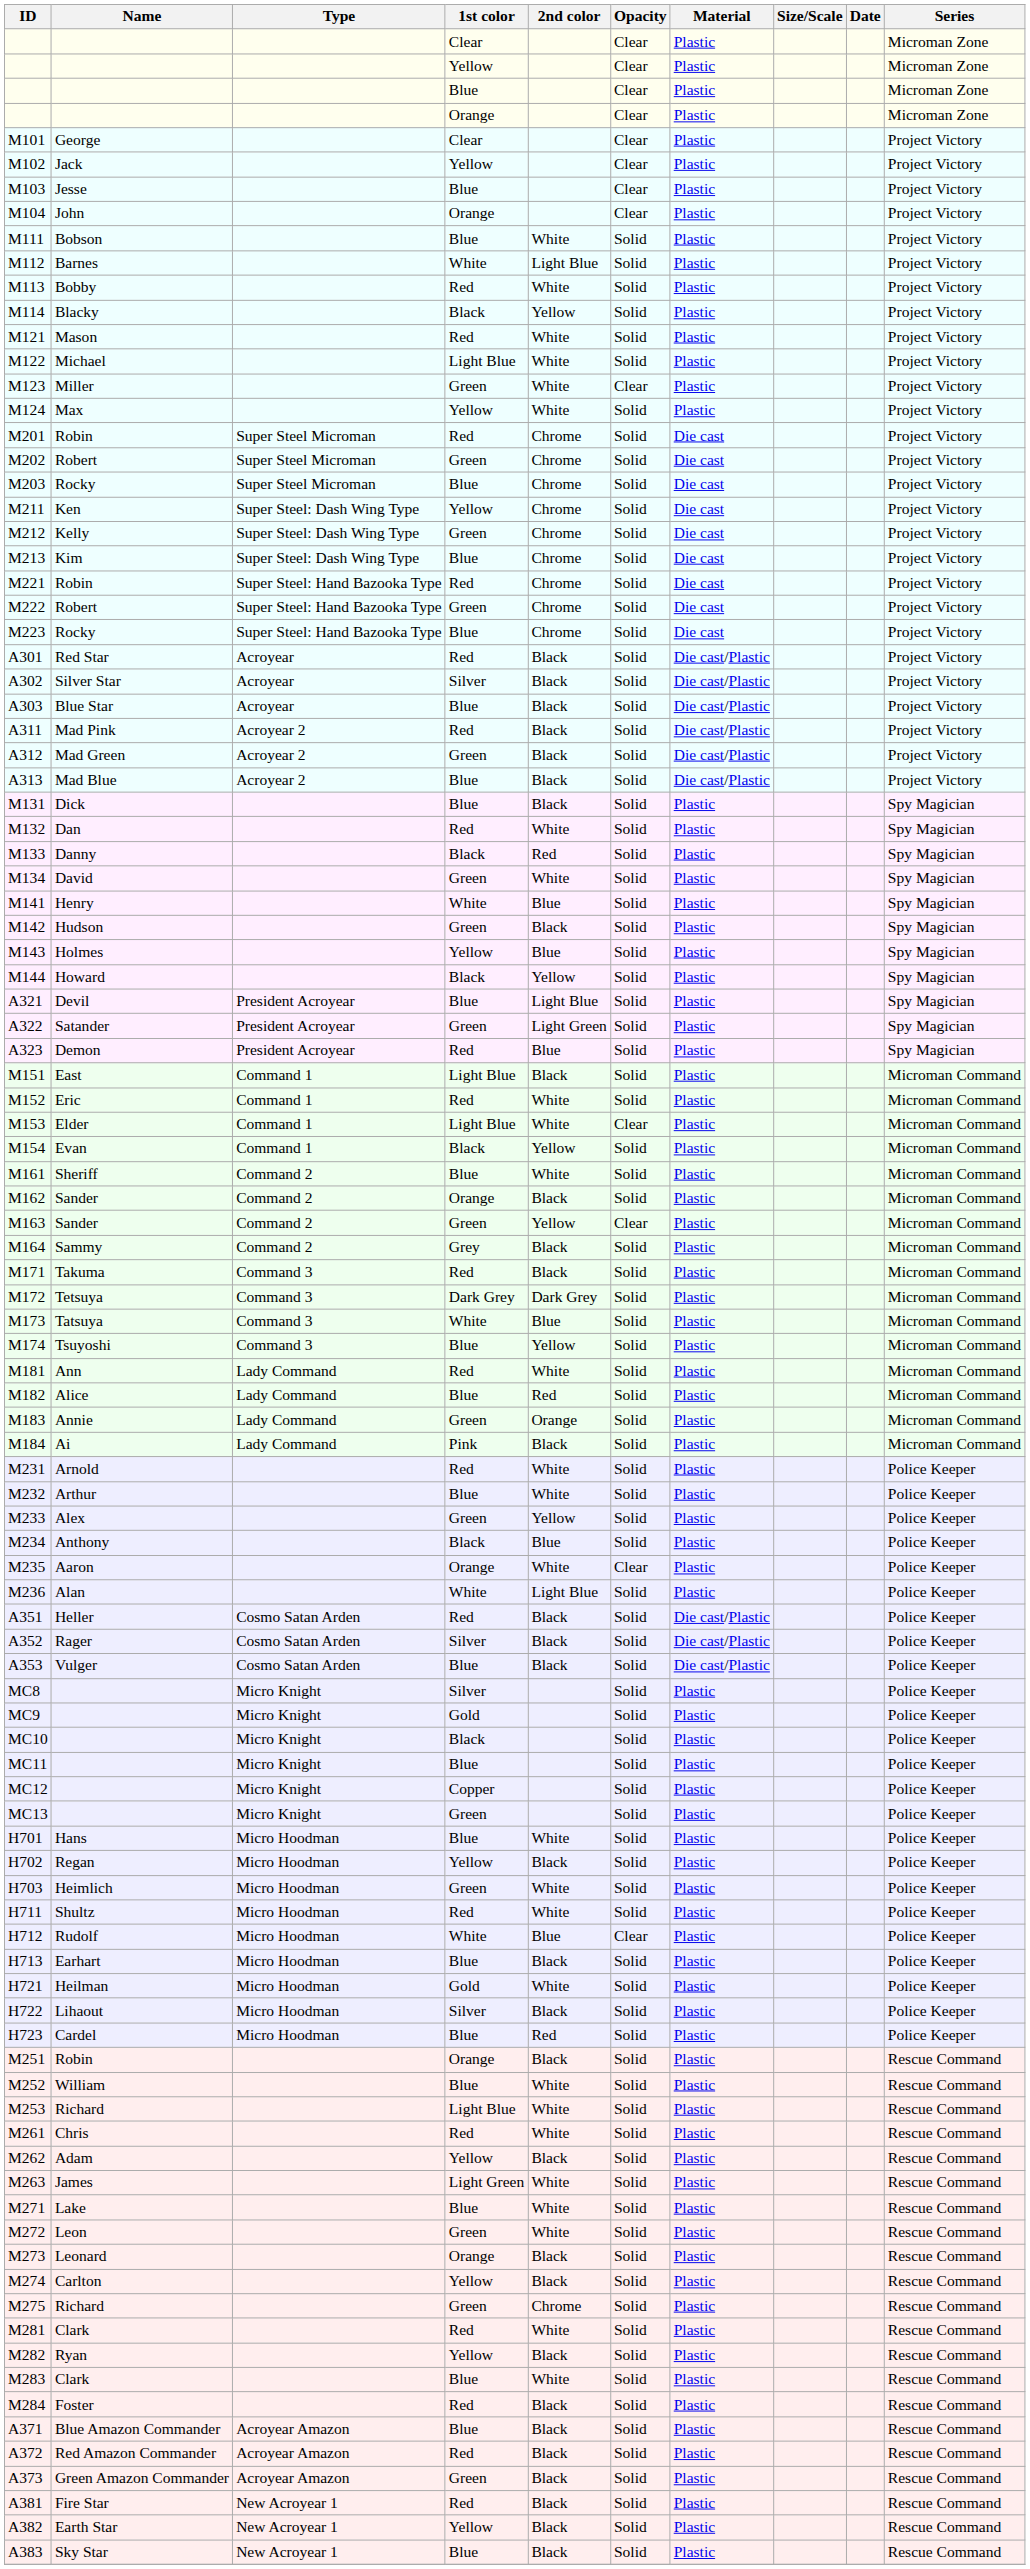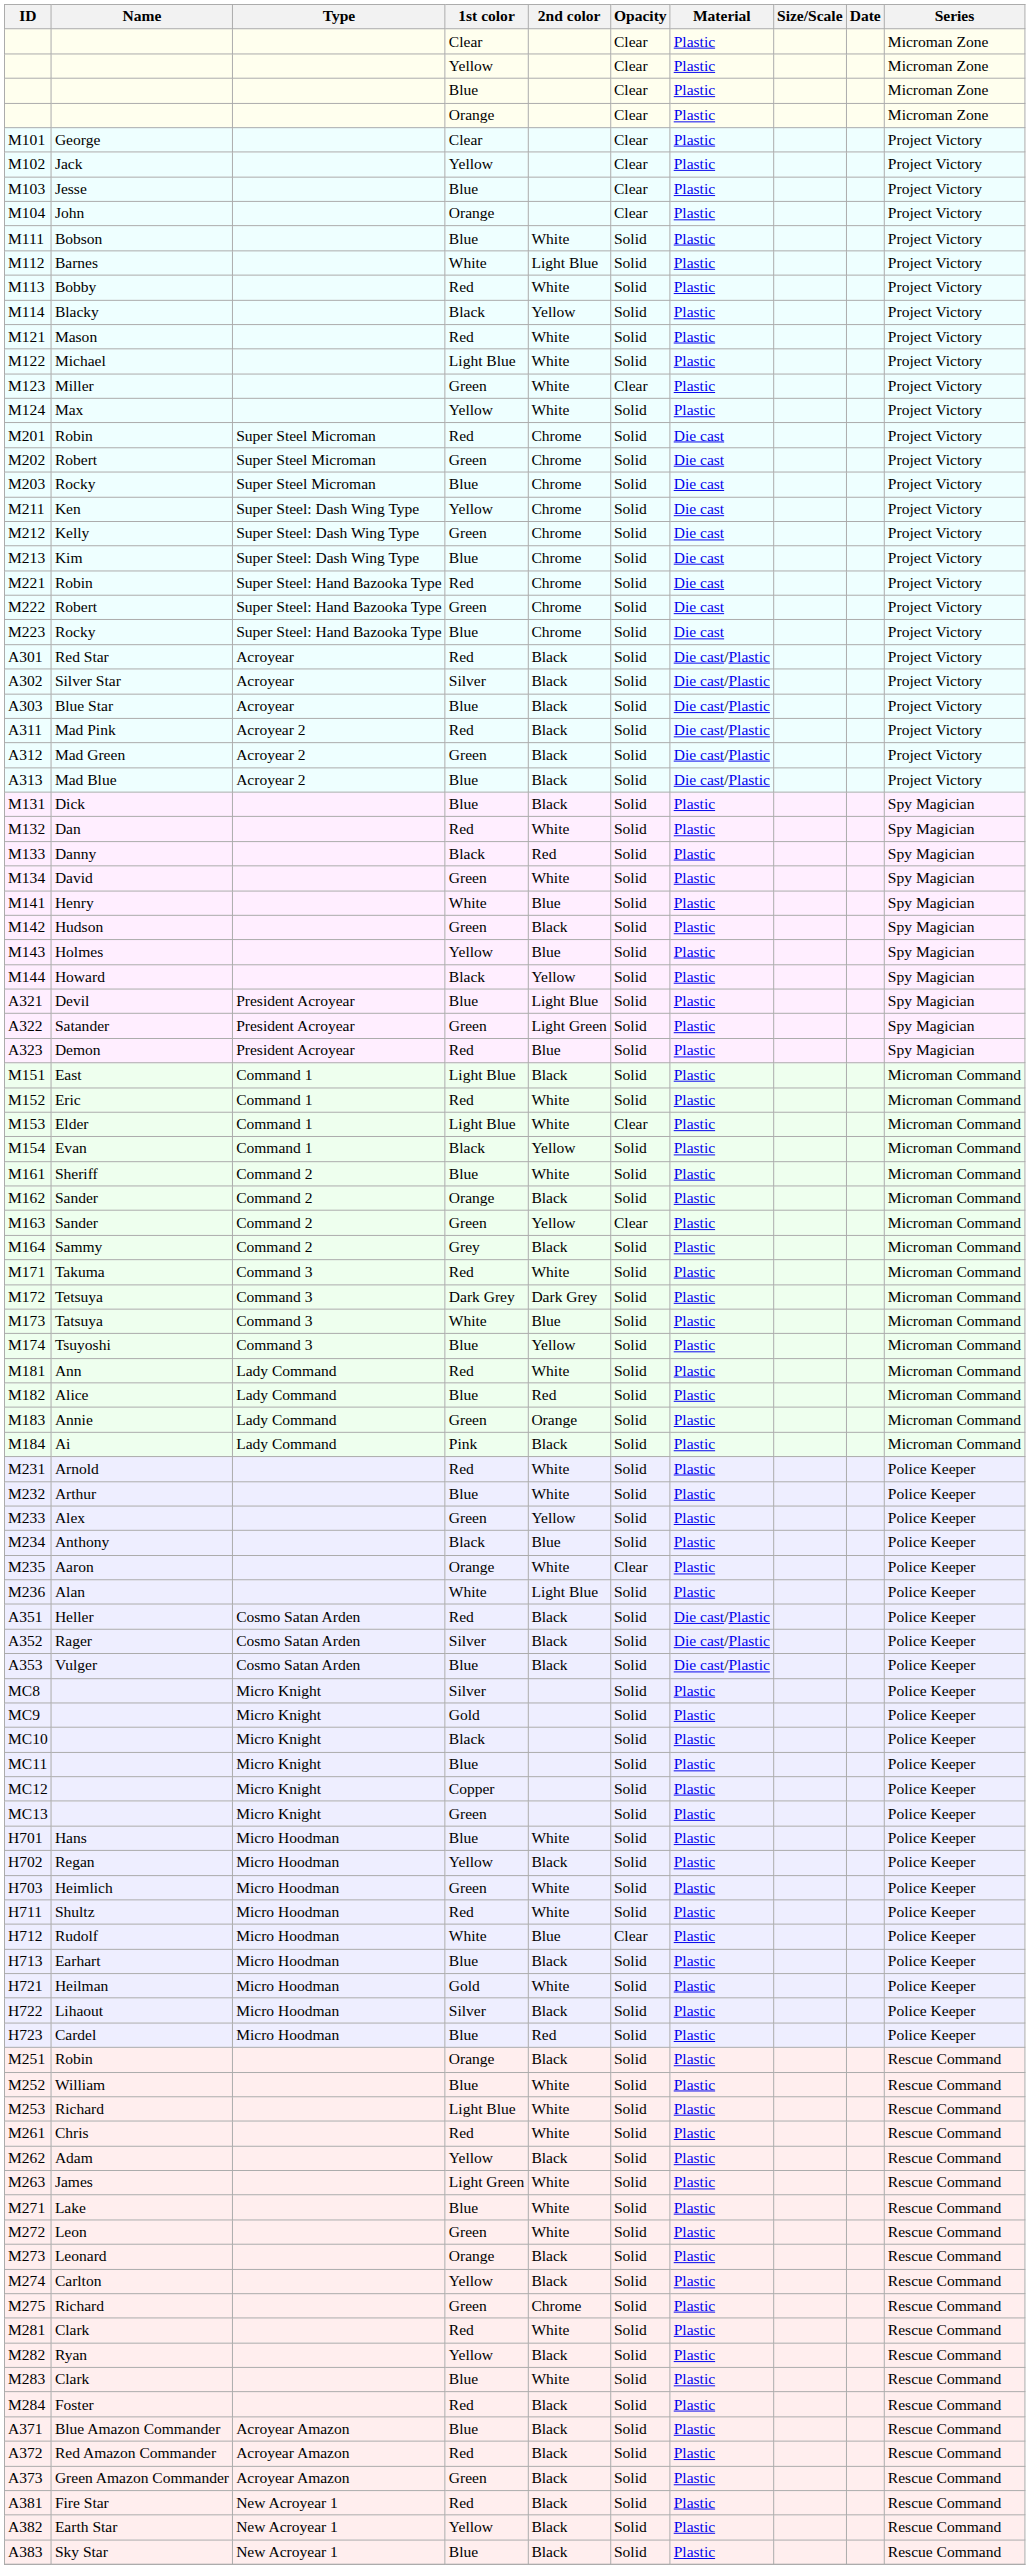(550, 1272) Black -> (550, 1272) White
